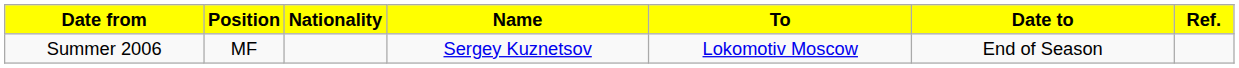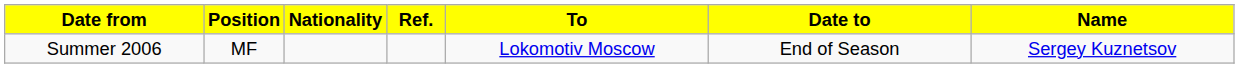columns swapped: (518, 19) <-> (1204, 19)
